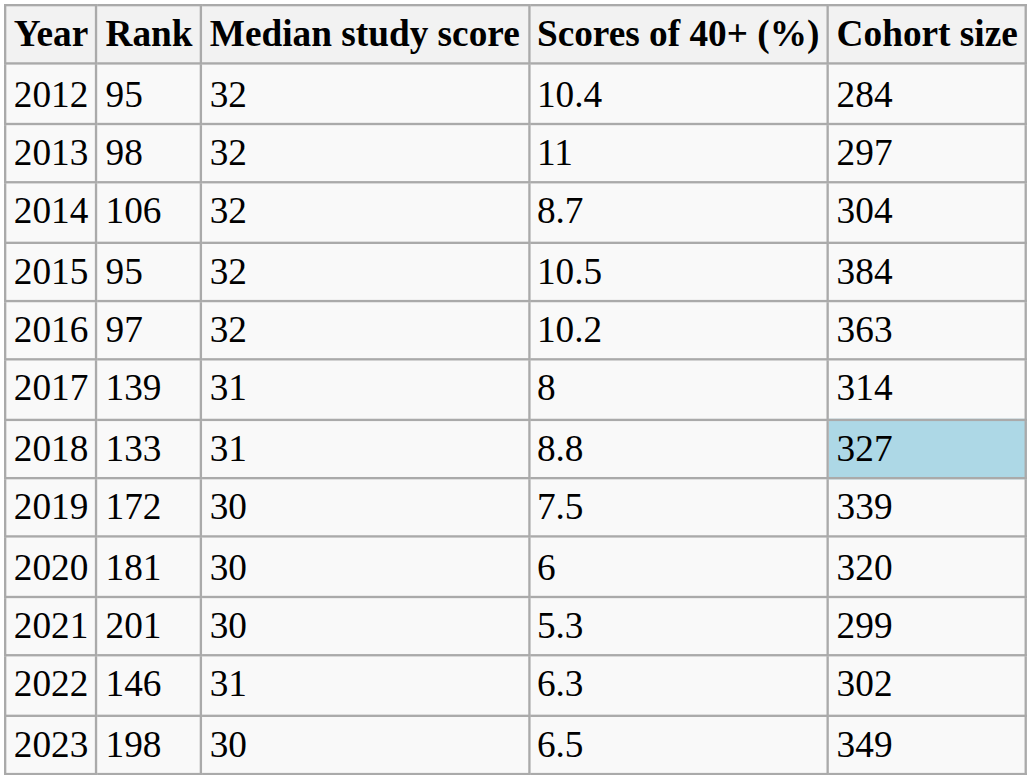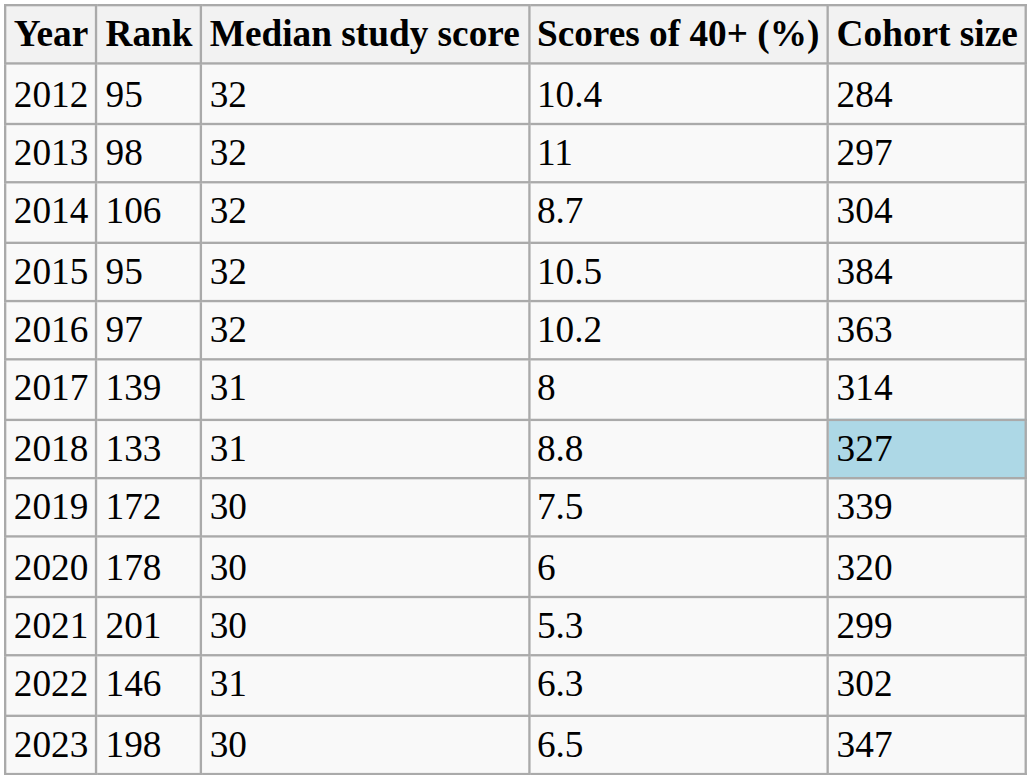(133, 566) 181 -> (133, 566) 178
(865, 743) 349 -> (865, 743) 347
